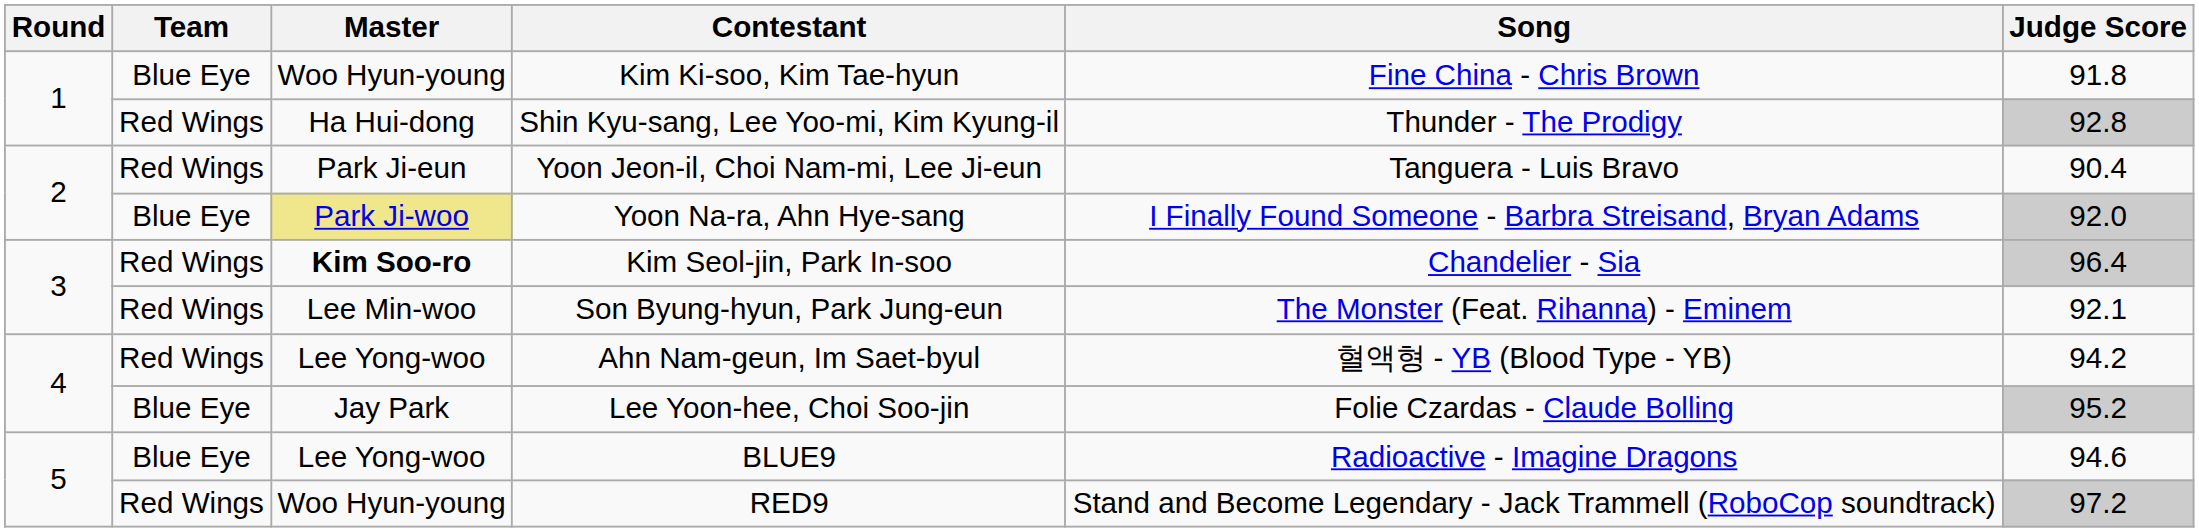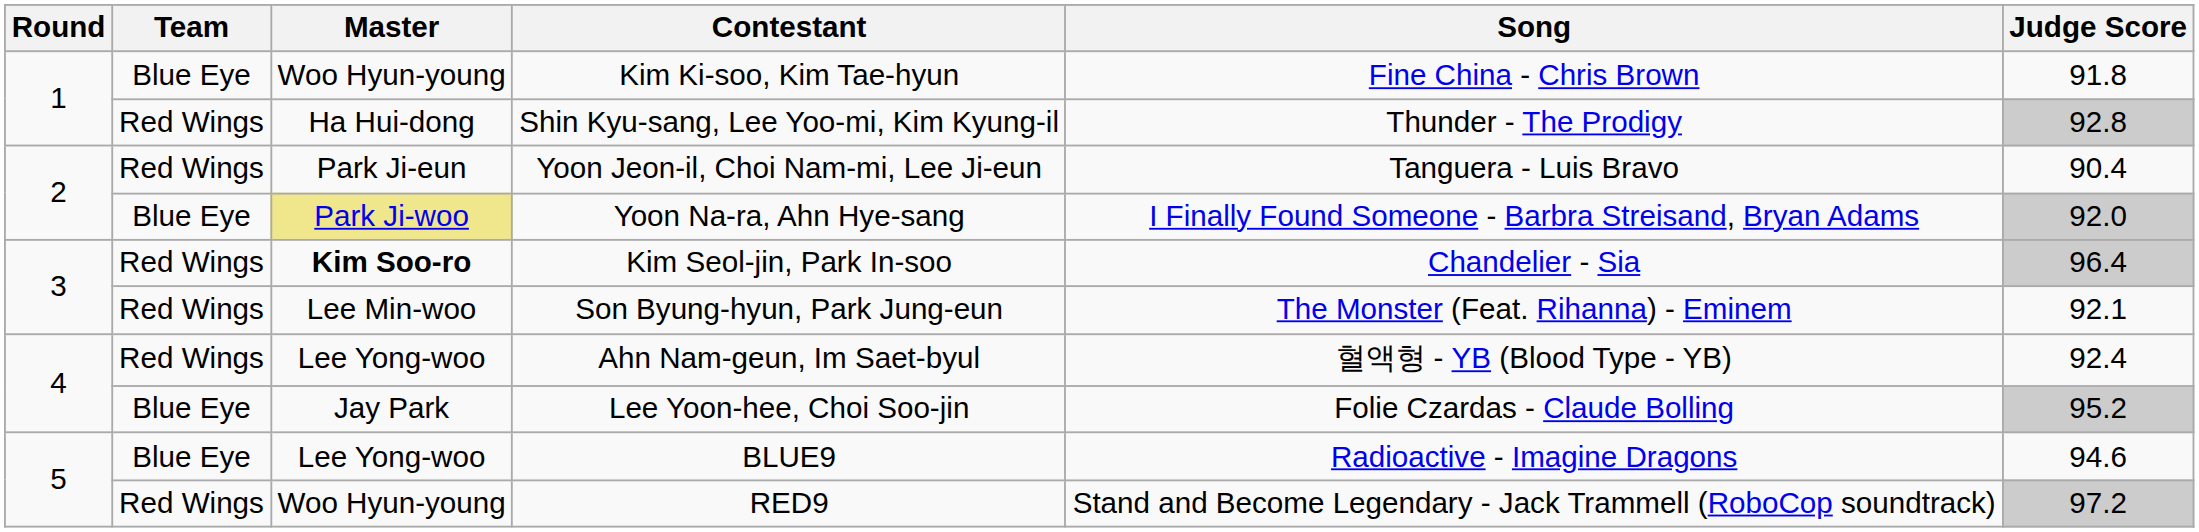(2098, 359) 94.2 -> (2098, 359) 92.4
